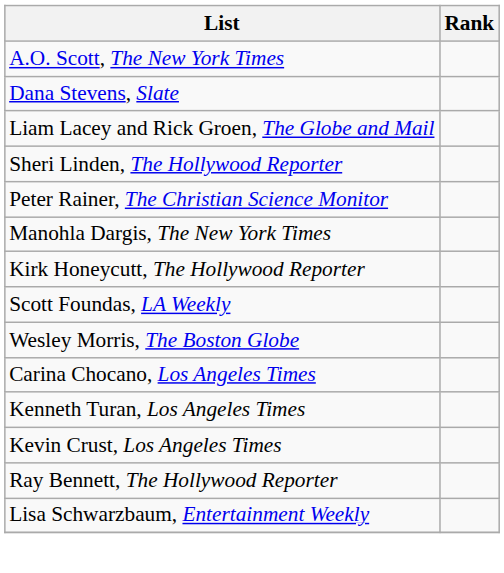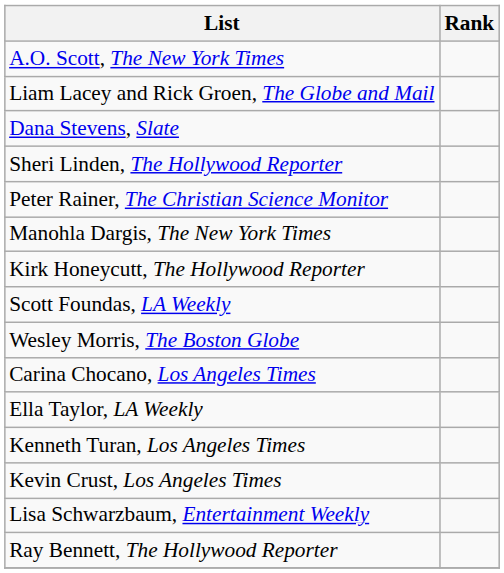rows swapped: (94, 93) <-> (222, 128)
+ row: (106, 409)
rows swapped: (189, 514) <-> (173, 479)
